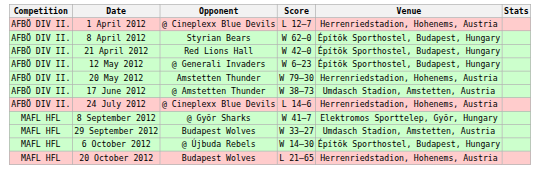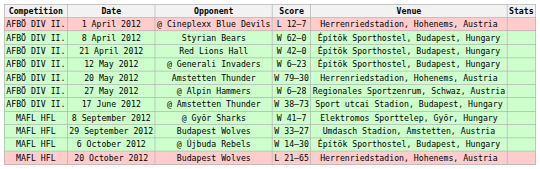+ row: (111, 91)
(409, 91) Umdasch Stadion, Amstetten, Austria -> (409, 104) Sport utcai Stadion, Budapest, Hungary
- row: (116, 104)
